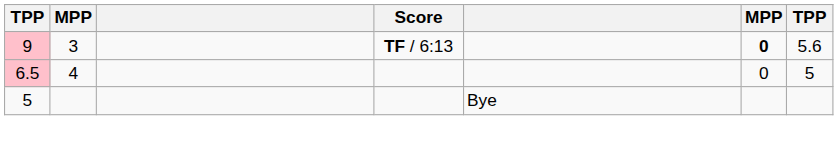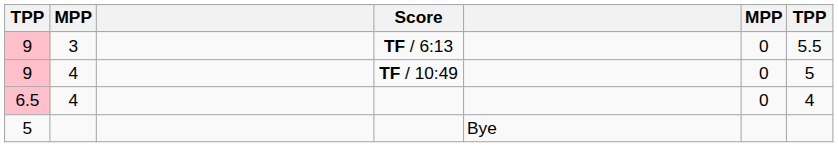(764, 45) bold -> (764, 45) normal
(810, 45) 5.6 -> (810, 45) 5.5
+ row: (27, 73)
(810, 73) 5 -> (810, 100) 4
